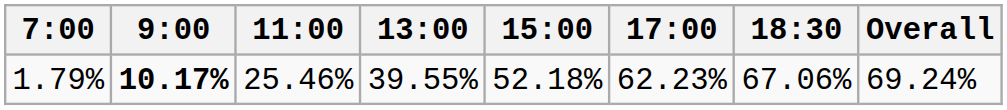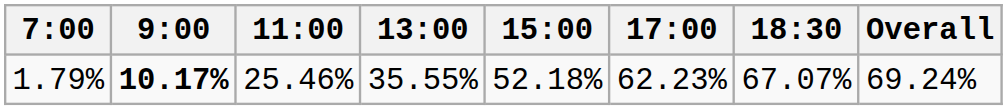(423, 80) 39.55% -> (423, 80) 35.55%
(796, 80) 67.06% -> (796, 80) 67.07%
